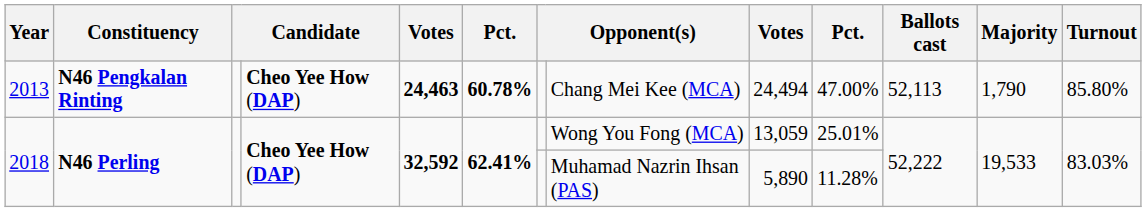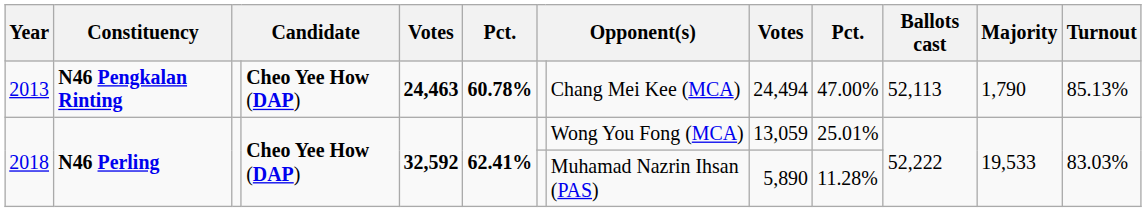(1097, 89) 85.80% -> (1097, 89) 85.13%
